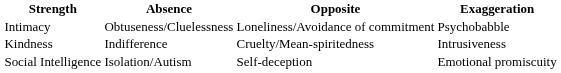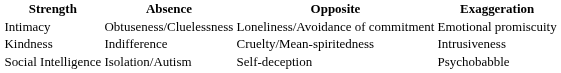(474, 26) Psychobabble -> (497, 26) Emotional promiscuity
(497, 62) Emotional promiscuity -> (474, 62) Psychobabble
